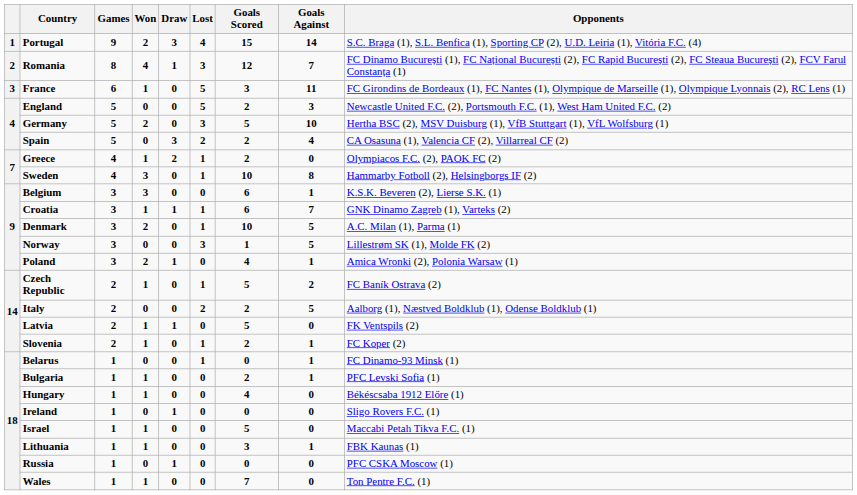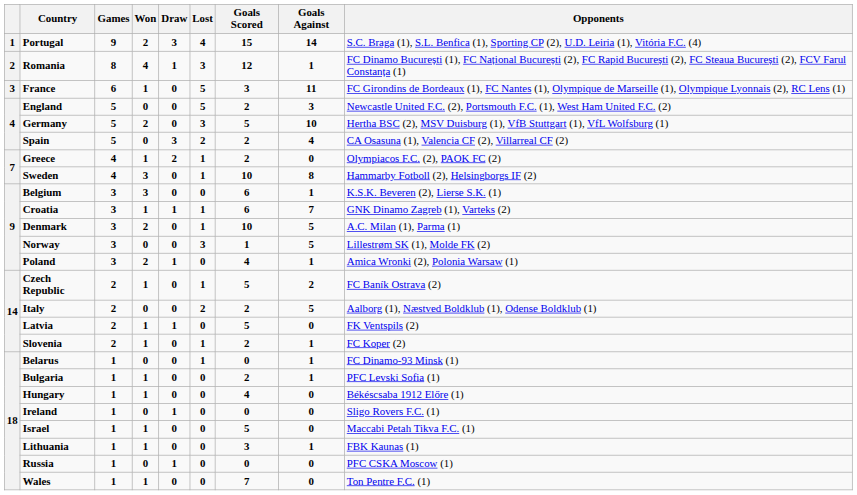(311, 65) 7 -> (311, 65) 1
